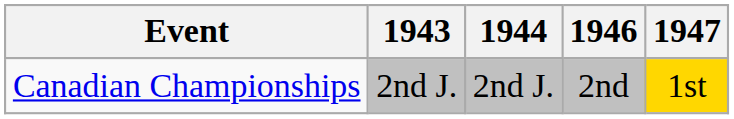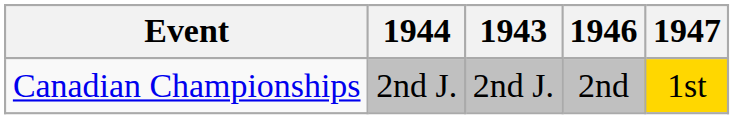columns swapped: (417, 31) <-> (513, 31)
